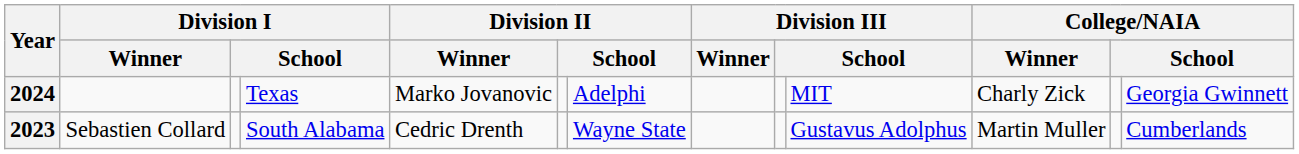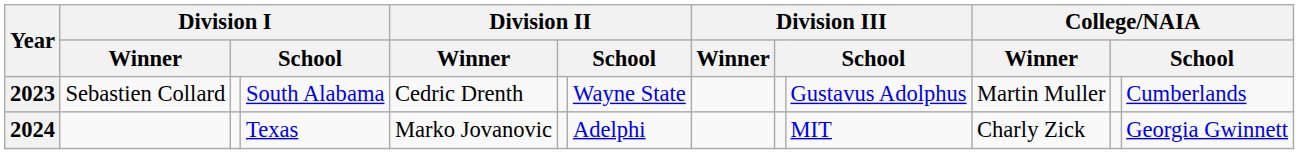rows swapped: (32, 129) <-> (32, 93)
